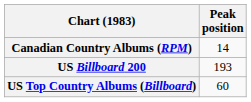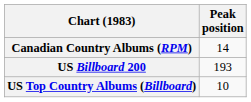(223, 86) 60 -> (223, 86) 10
